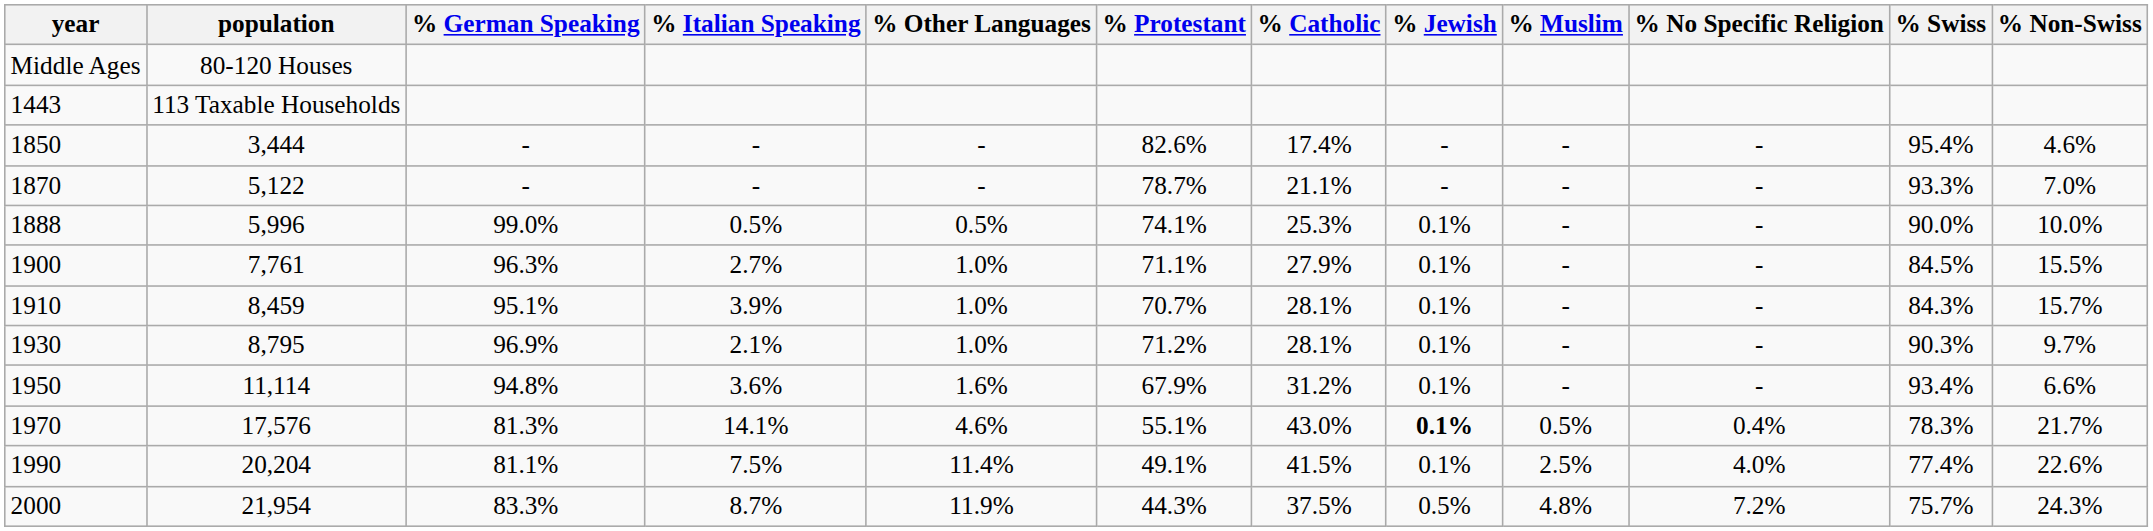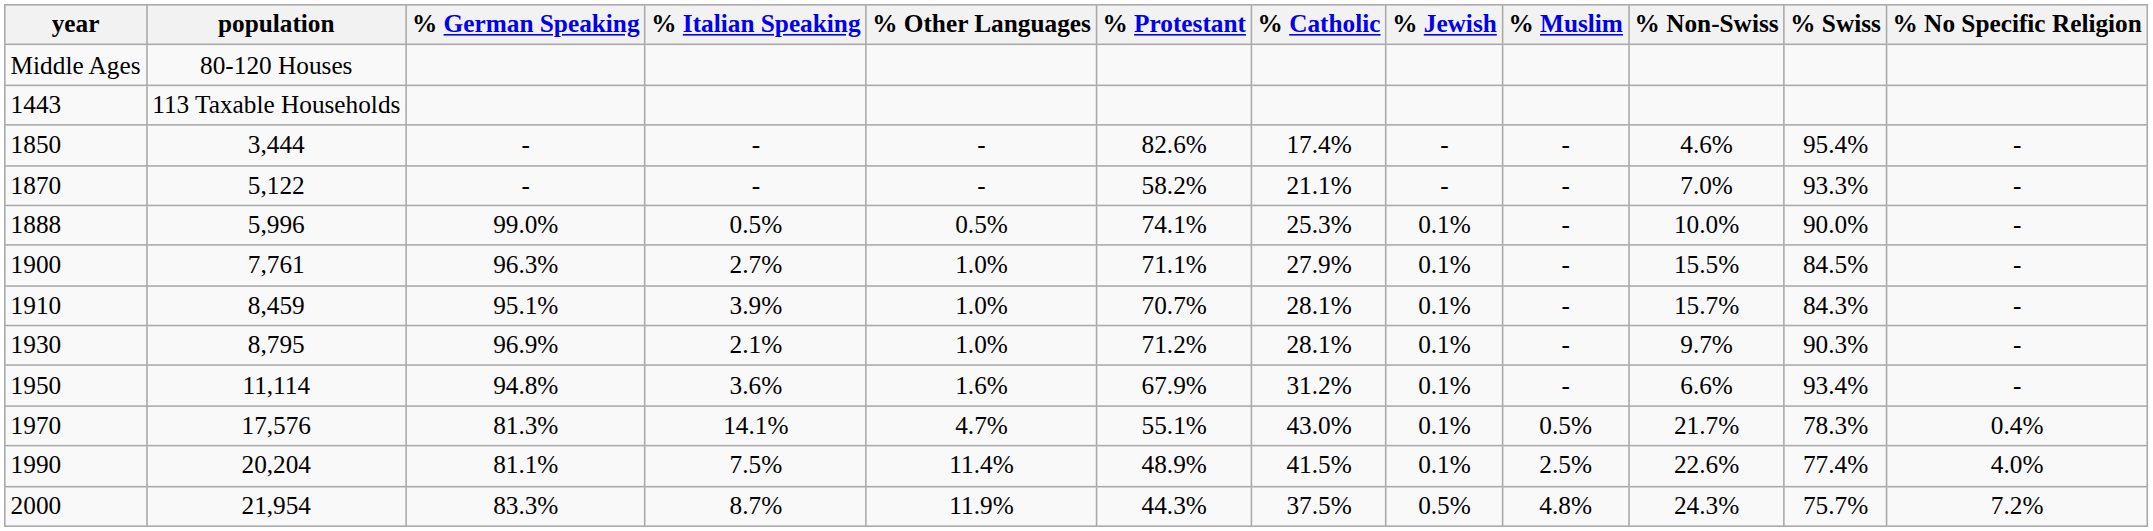columns swapped: (1759, 24) <-> (2070, 24)
(1174, 184) 78.7% -> (1174, 184) 58.2%
(982, 425) 4.6% -> (982, 425) 4.7%
(1444, 425) bold -> (1444, 425) normal
(1174, 465) 49.1% -> (1174, 465) 48.9%
